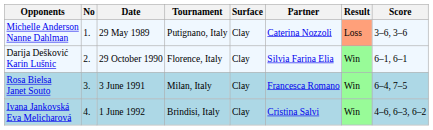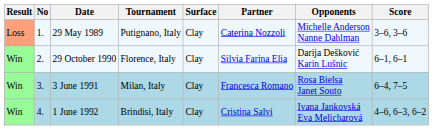columns swapped: (357, 11) <-> (43, 11)
